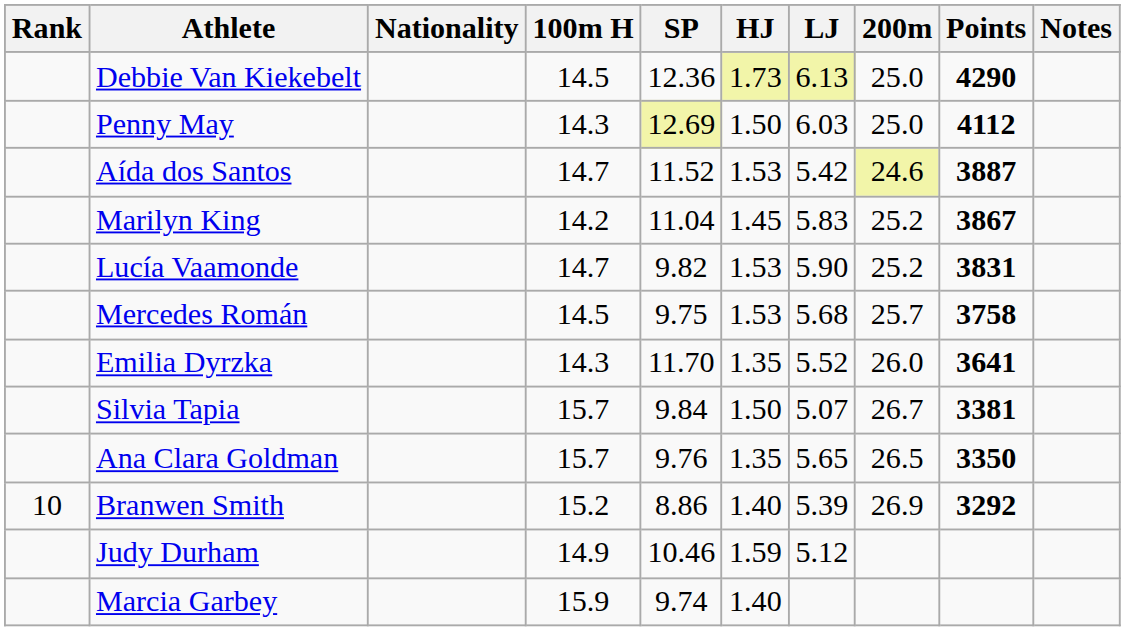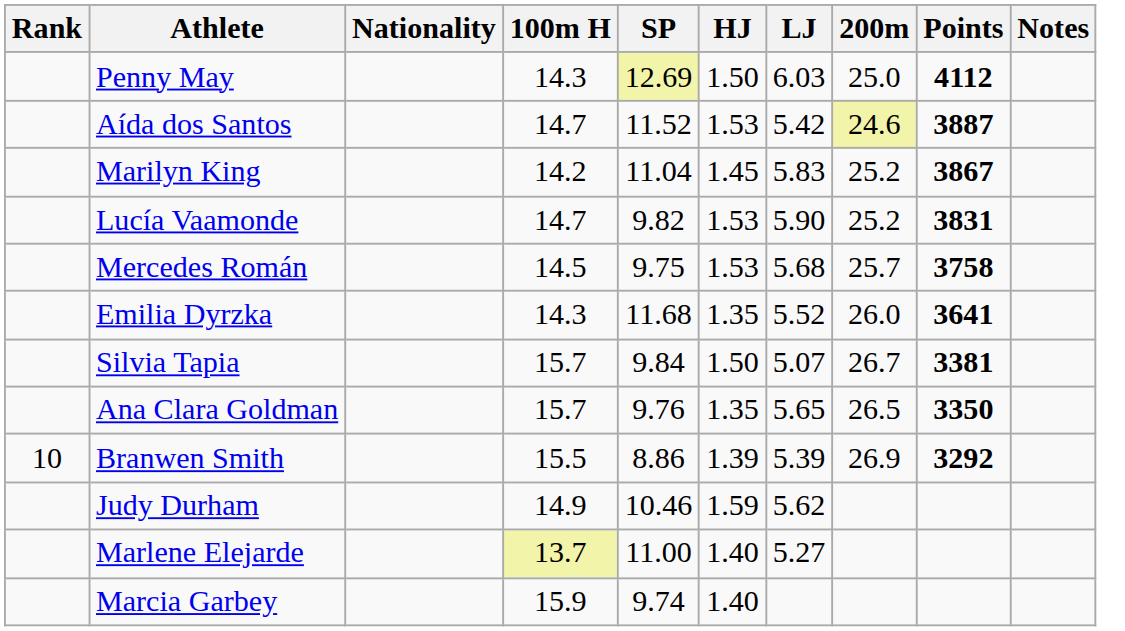- row: (229, 76)
(681, 362) 11.70 -> (659, 314) 11.68
(583, 505) 15.2 -> (560, 457) 15.5
(755, 505) 1.40 -> (733, 457) 1.39
(822, 553) 5.12 -> (799, 505) 5.62
+ row: (200, 553)
